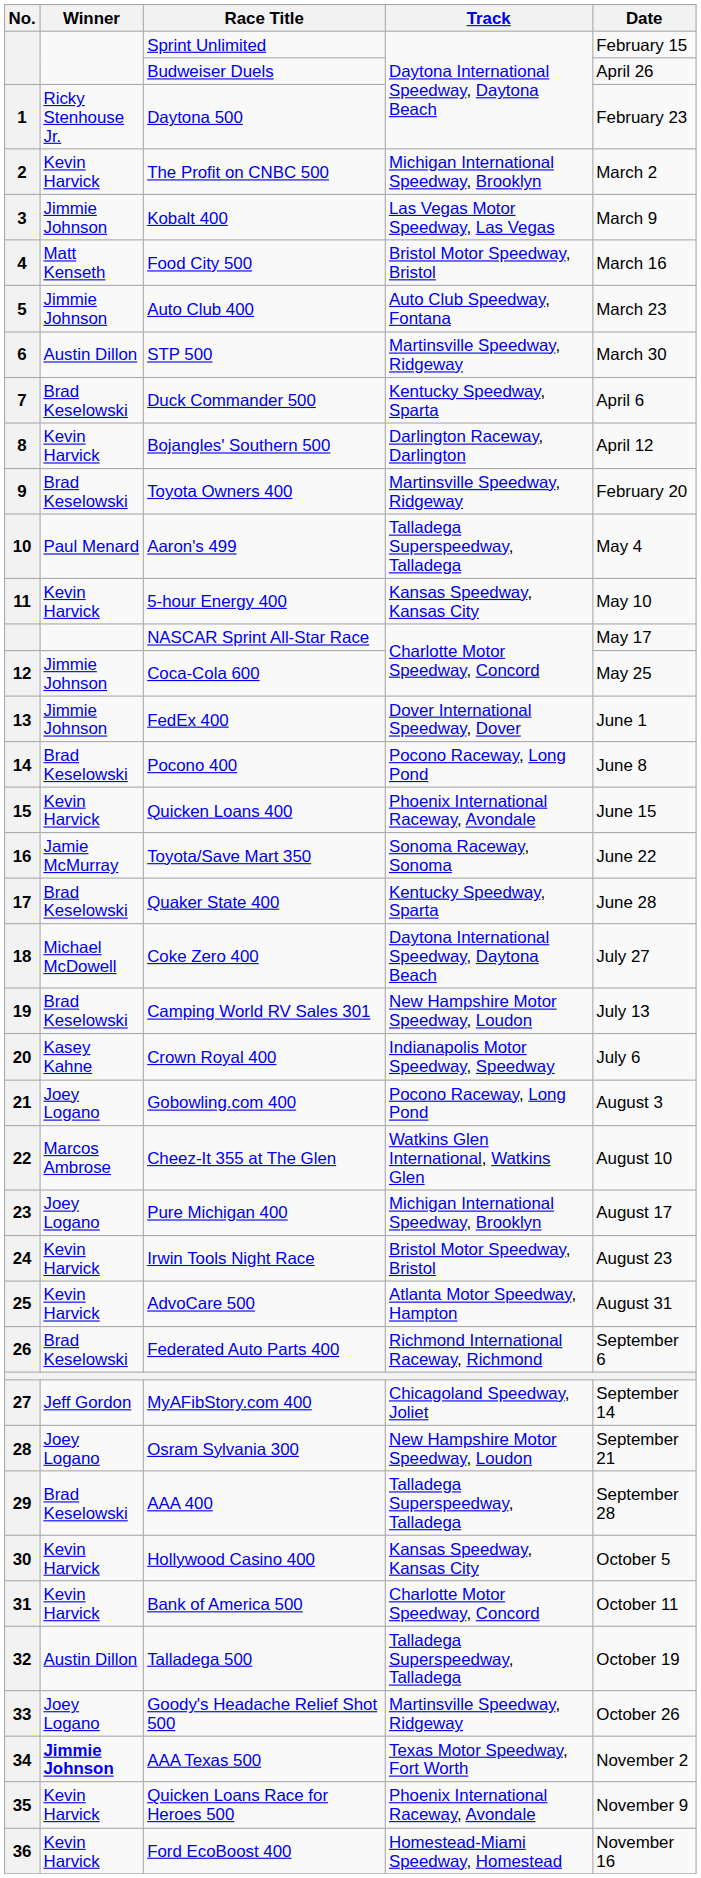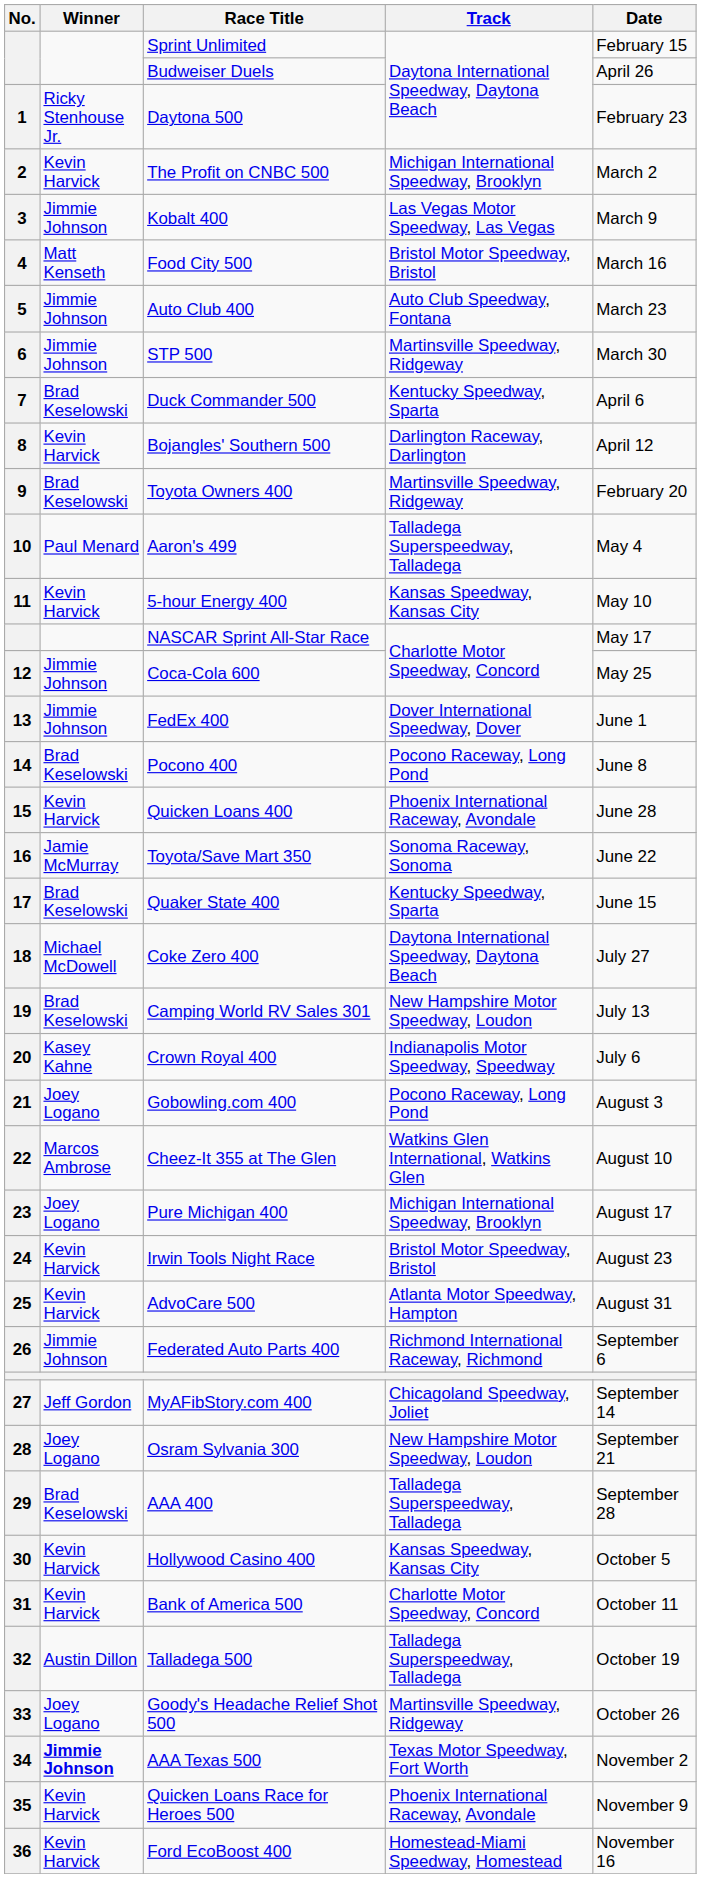(90, 354) Austin Dillon -> (75, 354) Jimmie Johnson
(626, 810) June 15 -> (626, 810) June 28
(626, 901) June 28 -> (626, 901) June 15
(86, 1349) Brad Keselowski -> (75, 1349) Jimmie Johnson
